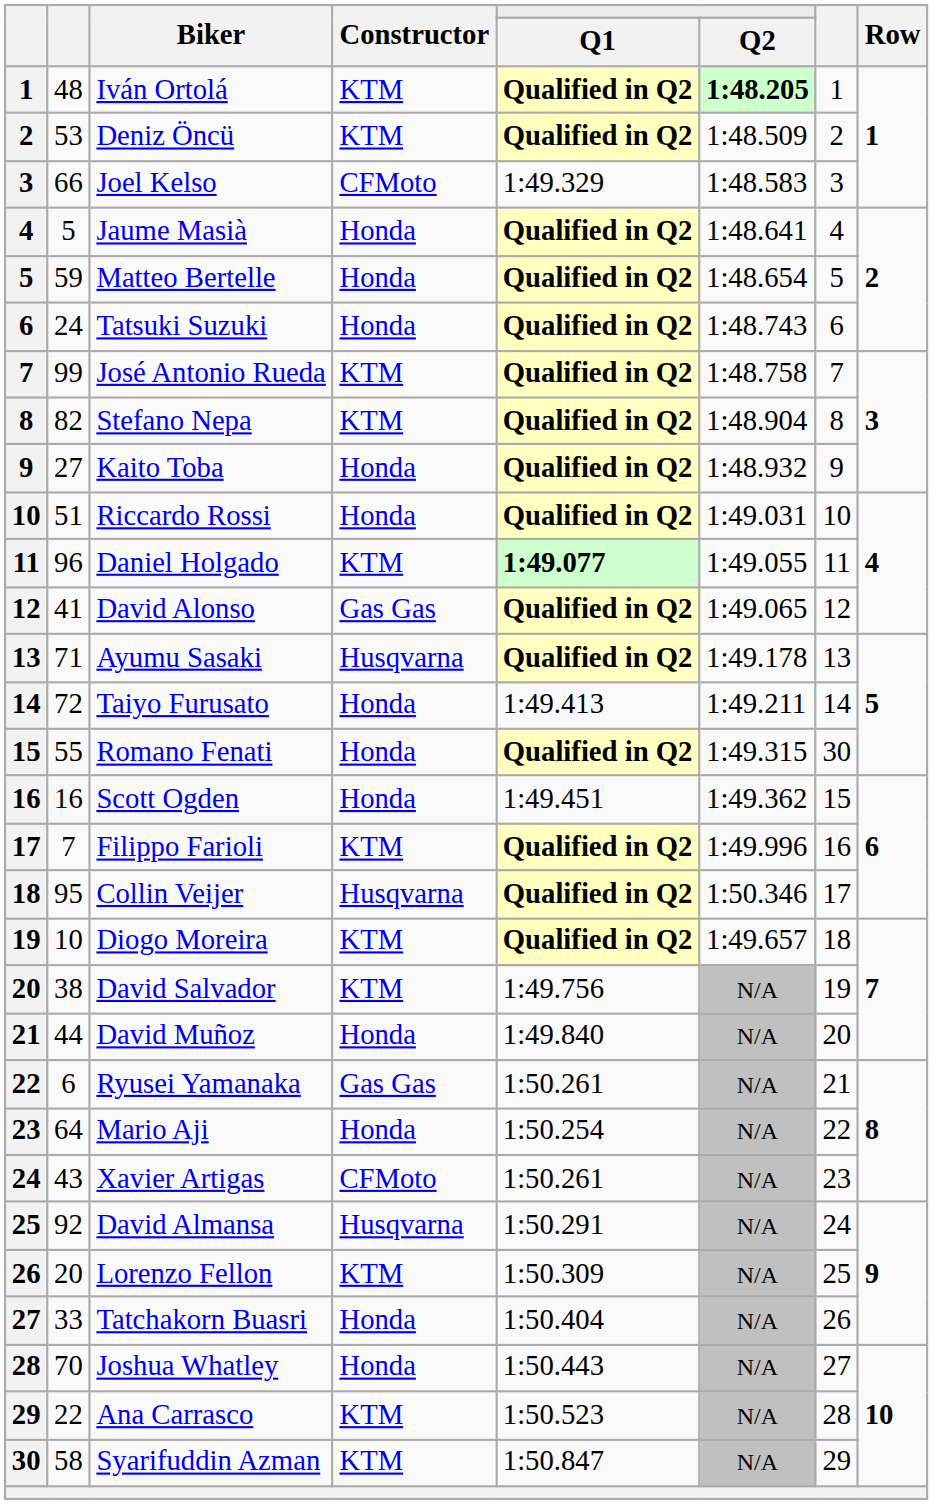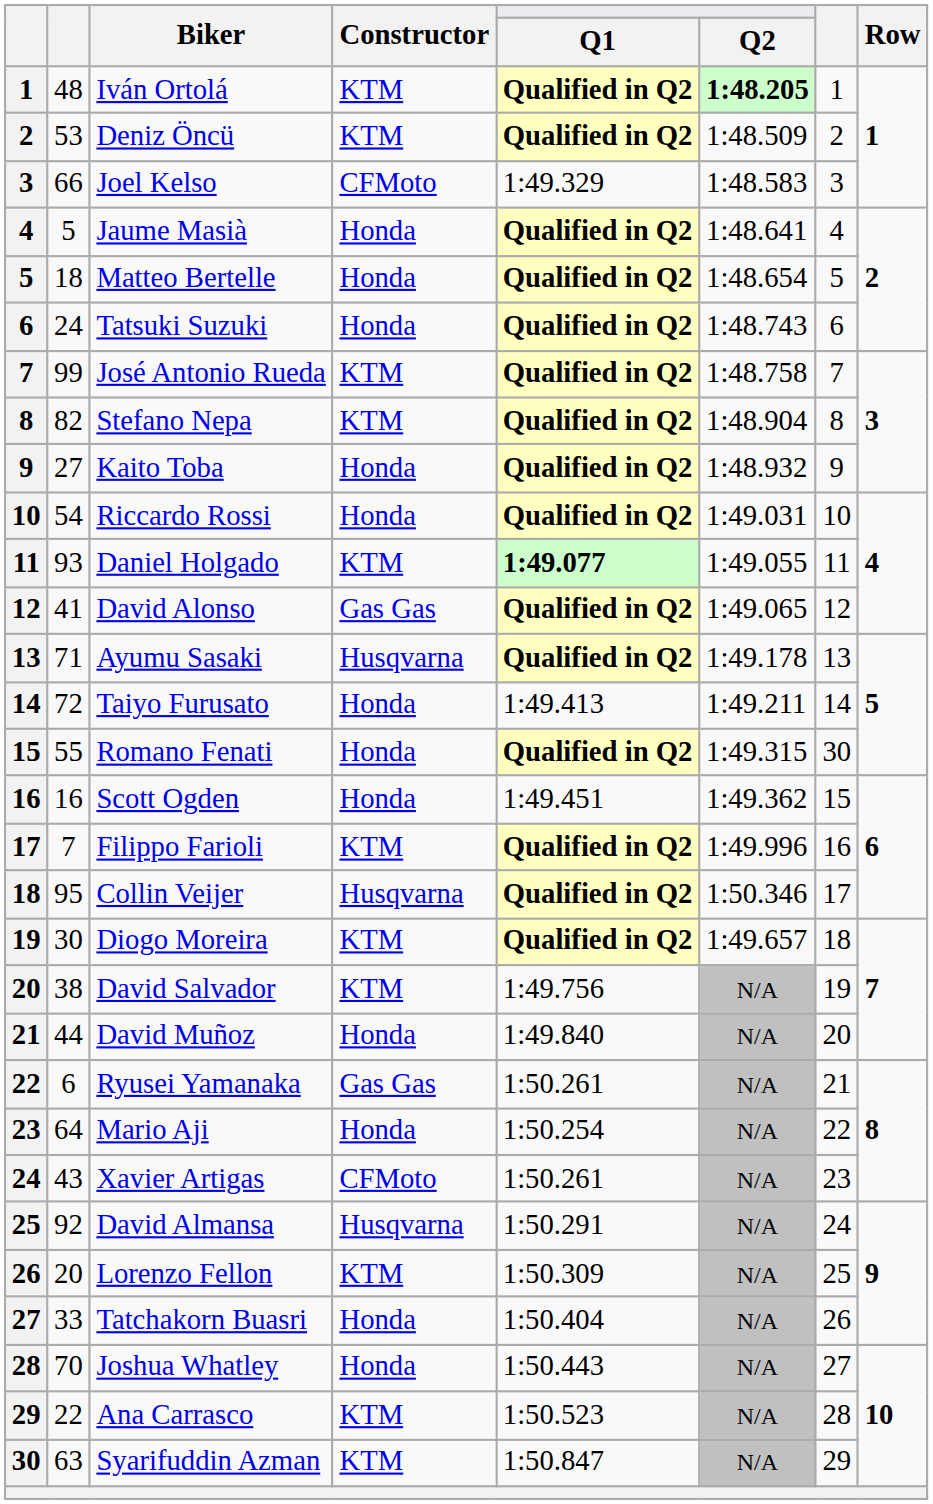(68, 278) 59 -> (68, 278) 18
(68, 514) 51 -> (68, 514) 54
(68, 562) 96 -> (68, 562) 93
(68, 940) 10 -> (68, 940) 30
(68, 1461) 58 -> (68, 1461) 63
